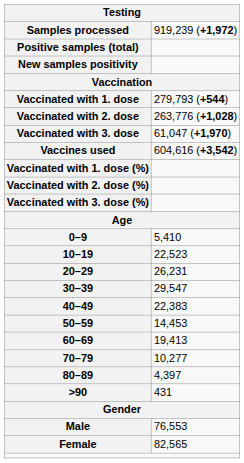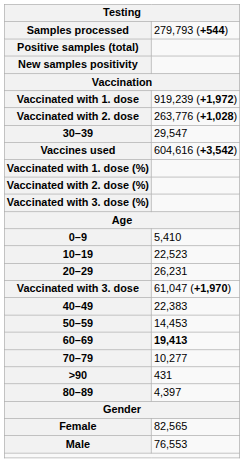(196, 30) 919,239 (+1,972) -> (191, 30) 279,793 (+544)
(191, 99) 279,793 (+544) -> (196, 99) 919,239 (+1,972)
rows swapped: (78, 133) <-> (78, 289)
(171, 340) normal -> (171, 340) bold
rows swapped: (78, 375) <-> (78, 392)
rows swapped: (78, 427) <-> (78, 444)
